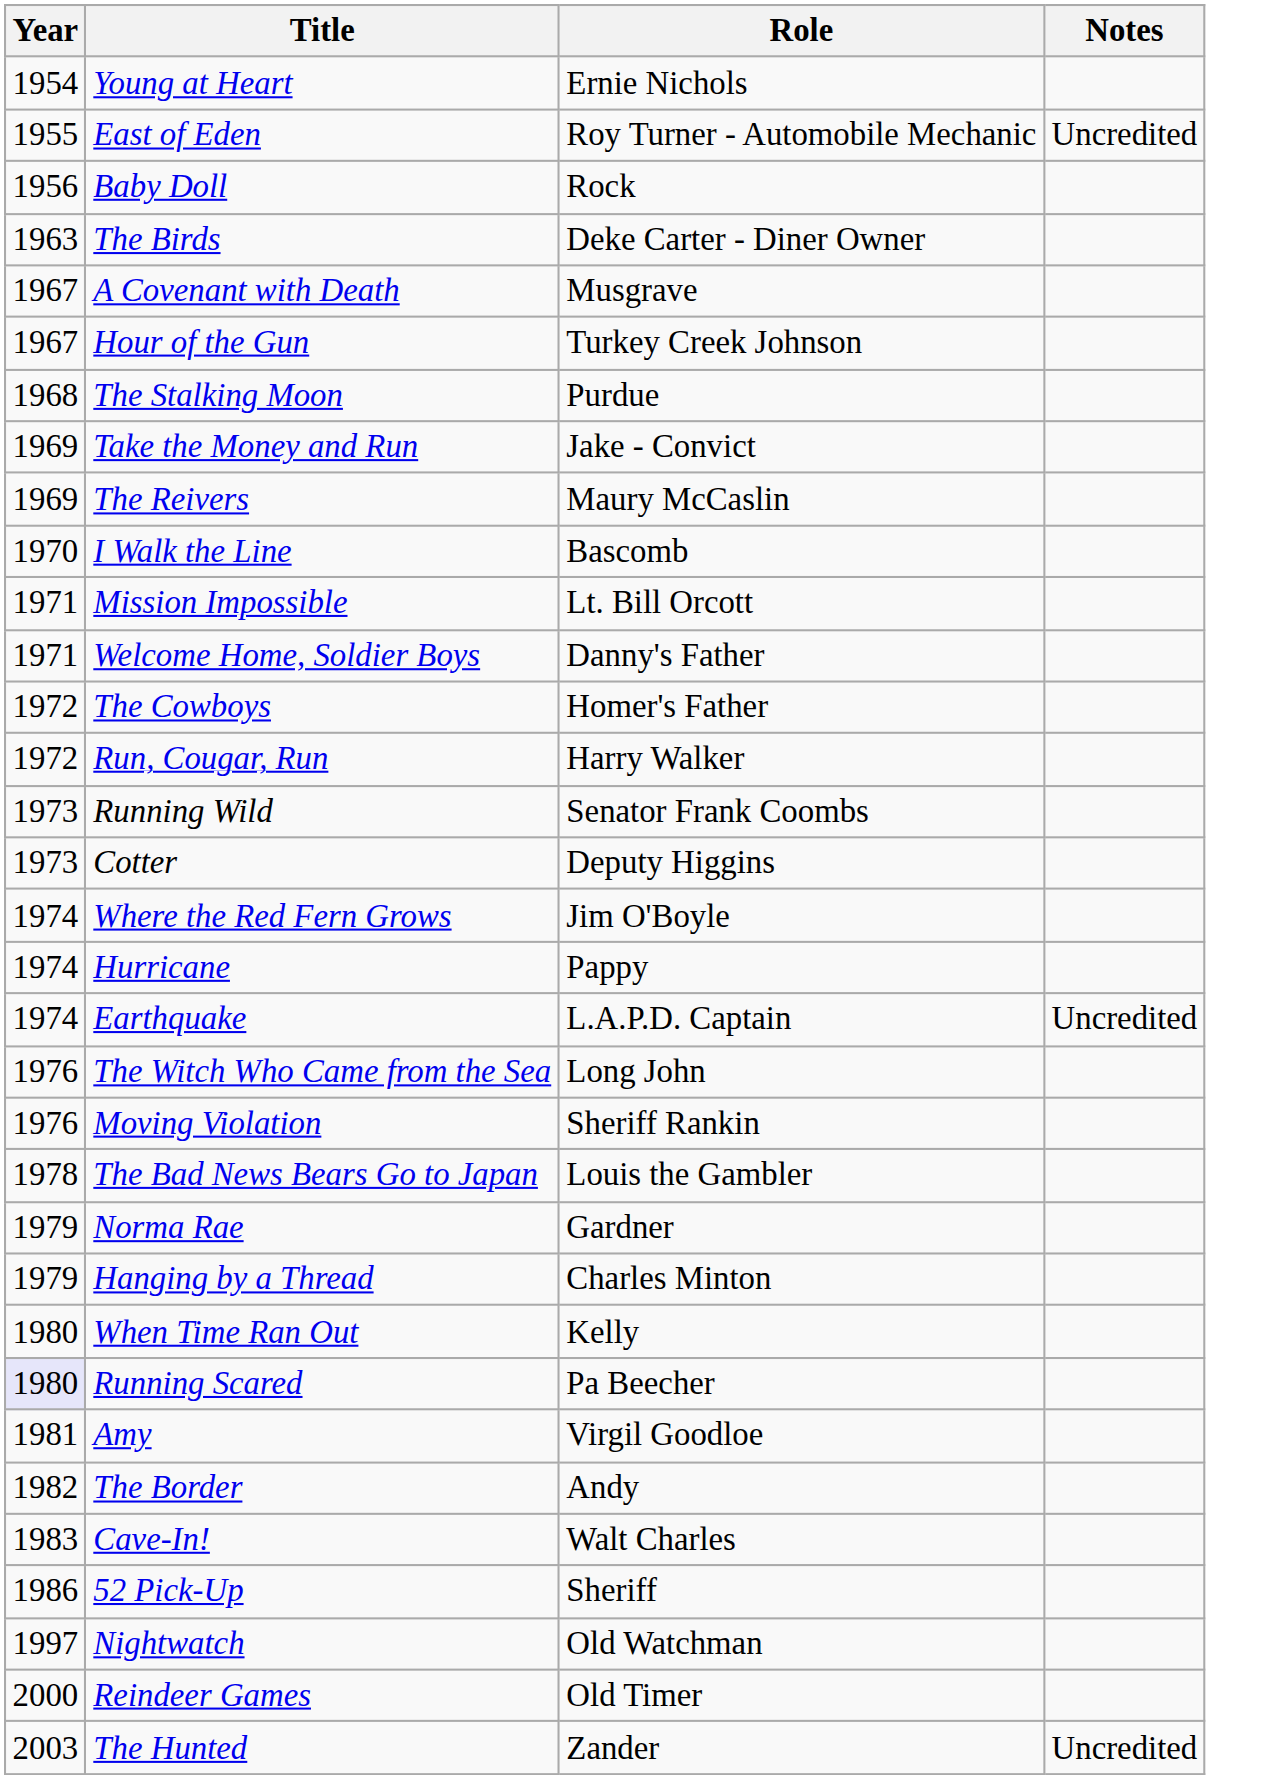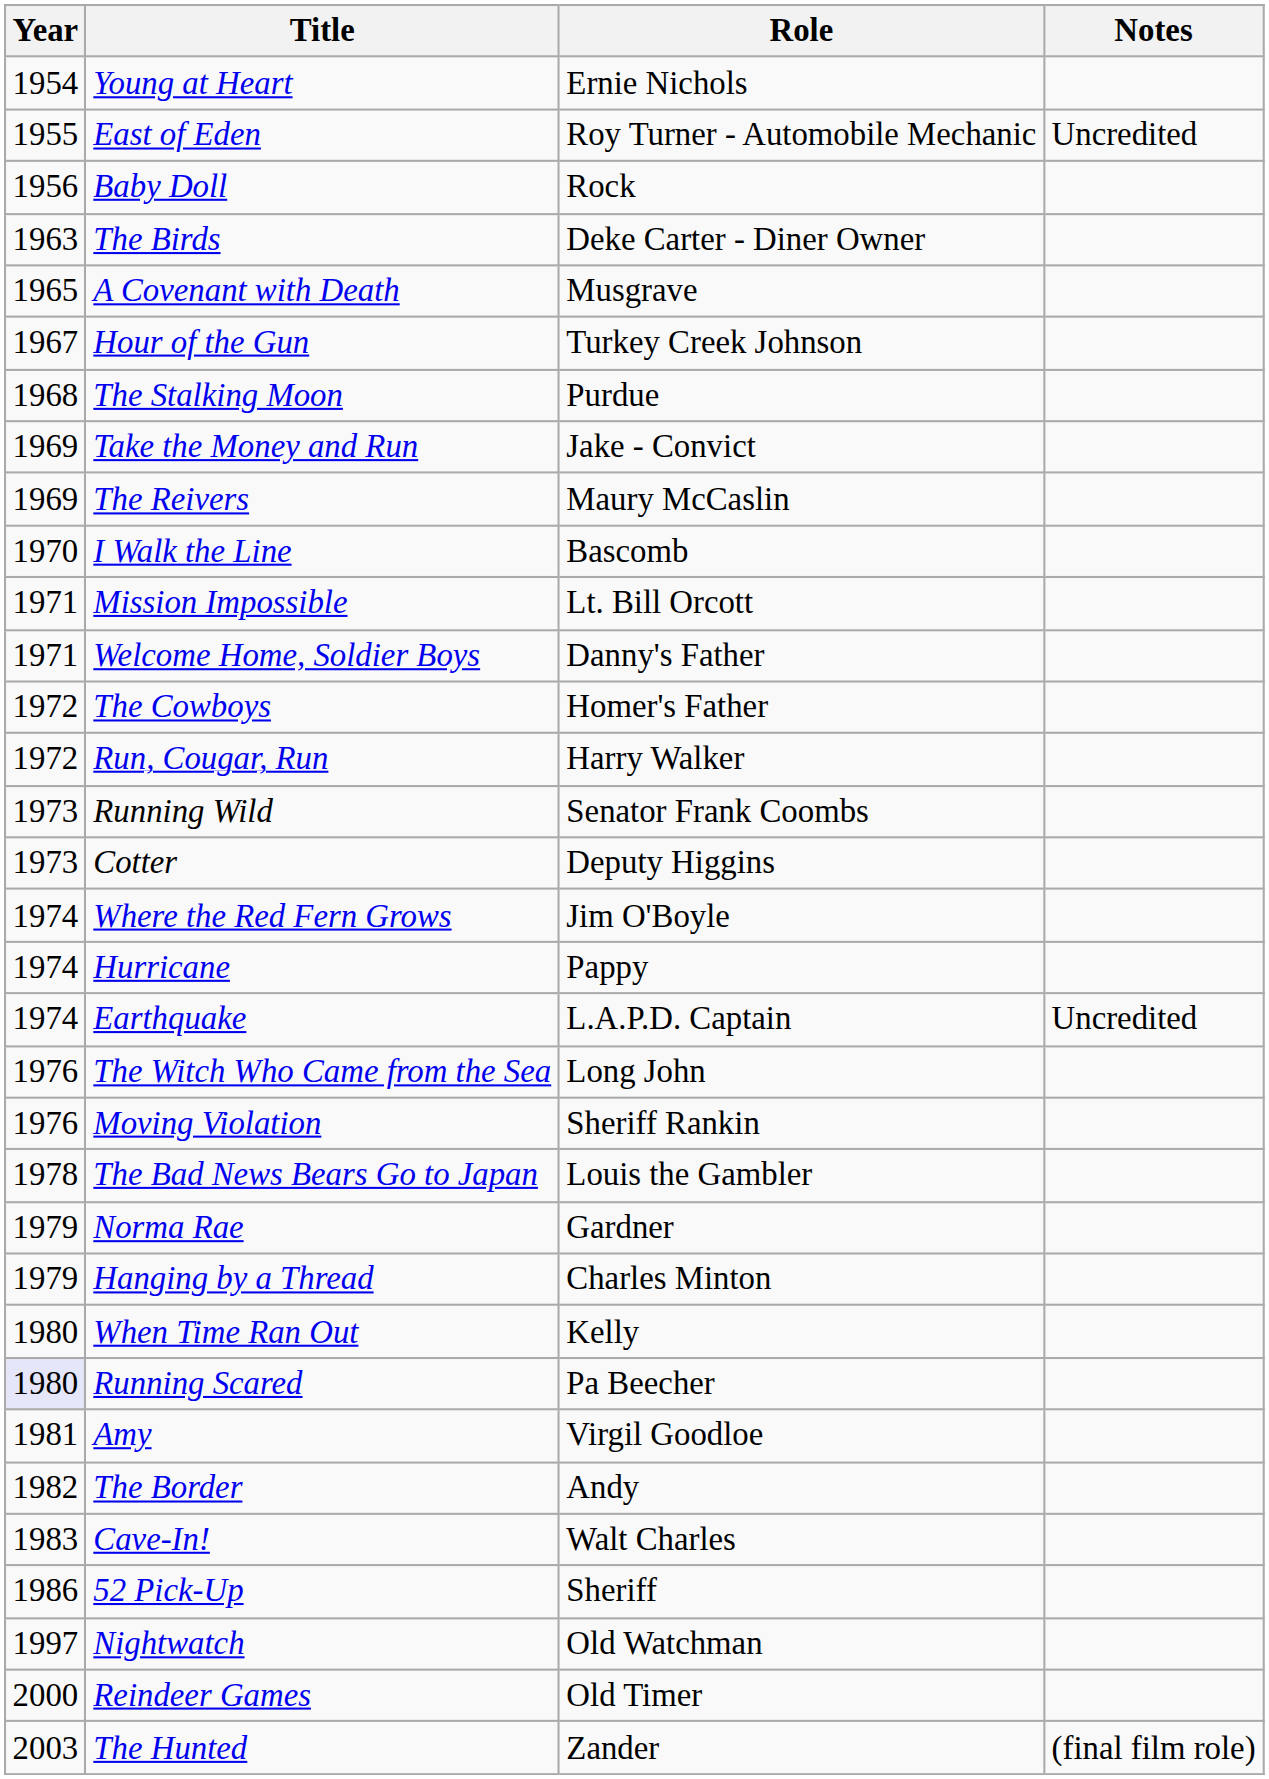(45, 290) 1967 -> (45, 290) 1965
(1124, 1747) Uncredited -> (1154, 1747) (final film role)
